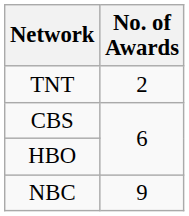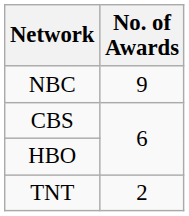rows swapped: (52, 192) <-> (52, 84)
